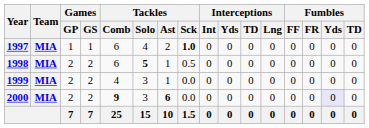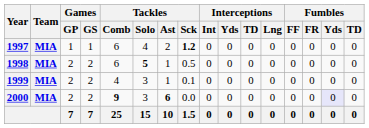(189, 47) 1.0 -> (189, 47) 1.2
(189, 81) 0.0 -> (189, 81) 0.1
